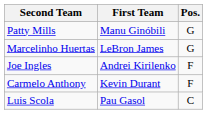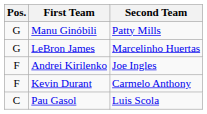columns swapped: (190, 13) <-> (51, 13)
